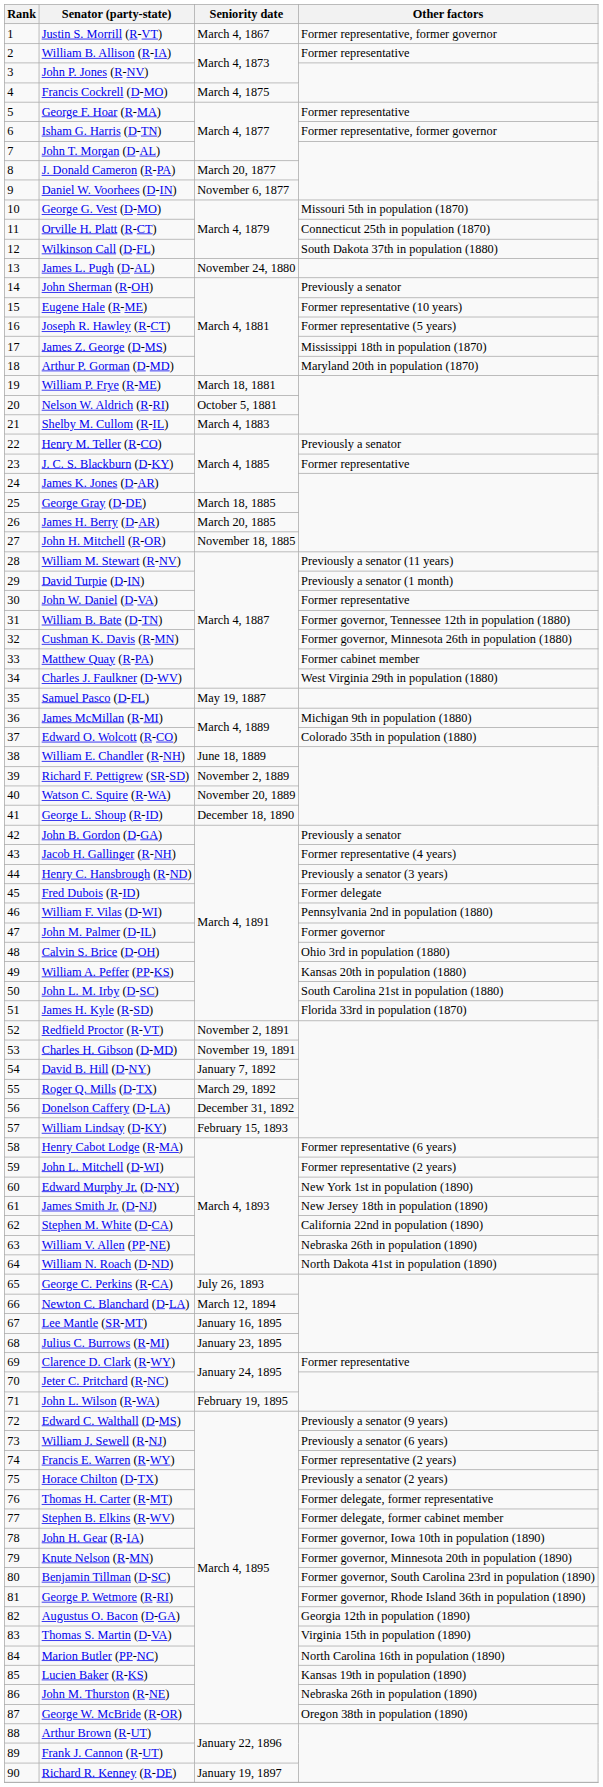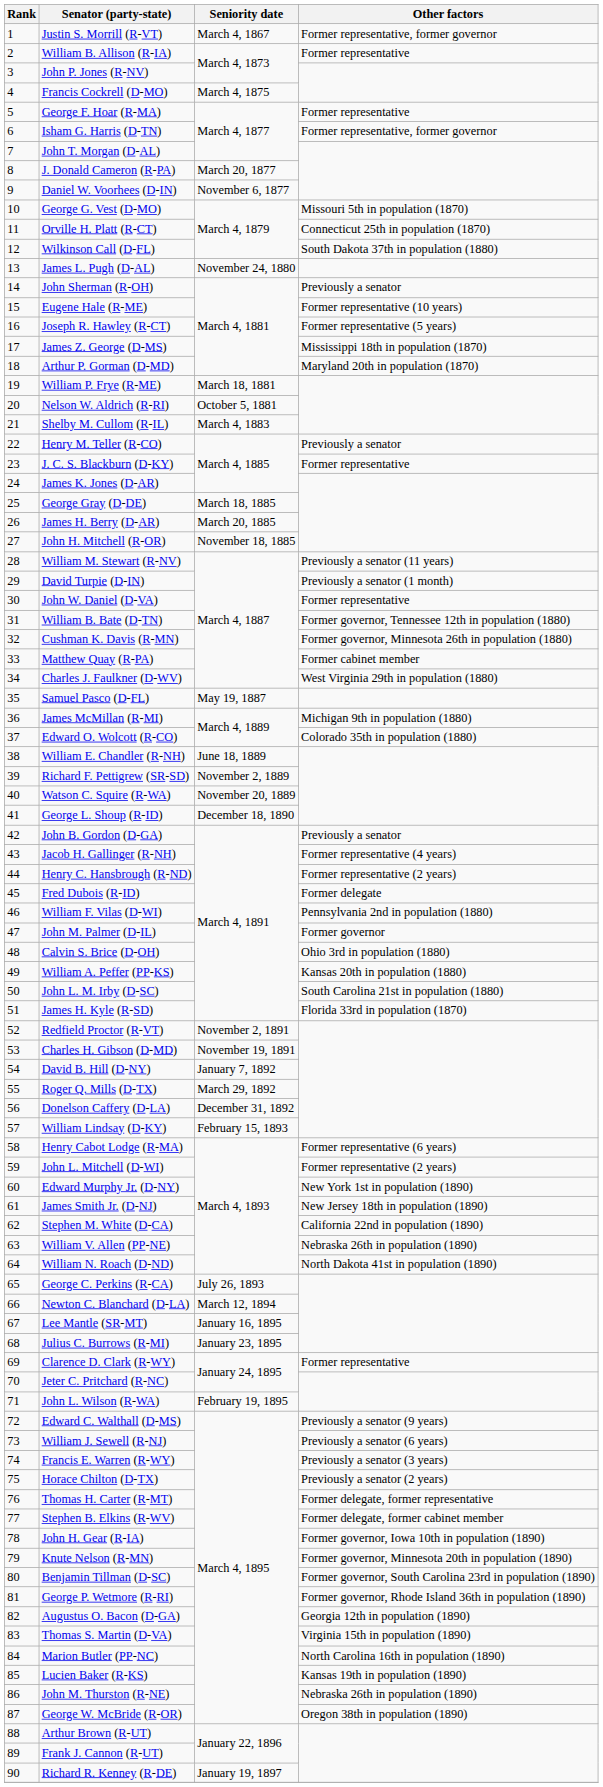(374, 873) Previously a senator (3 years) -> (379, 873) Former representative (2 years)
(379, 1460) Former representative (2 years) -> (374, 1460) Previously a senator (3 years)
